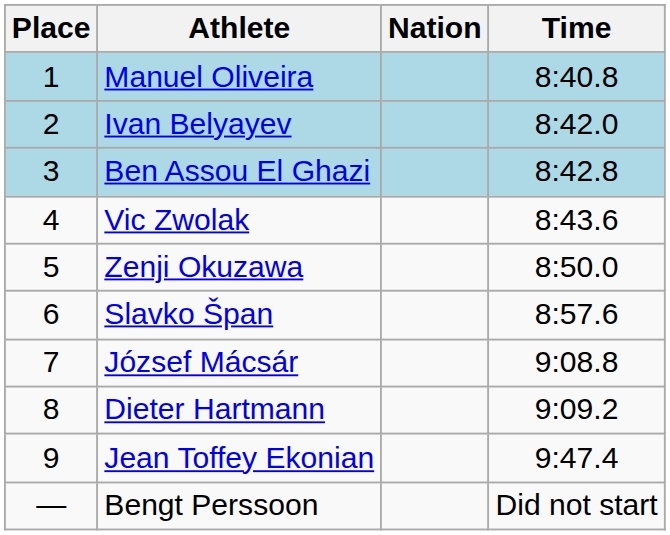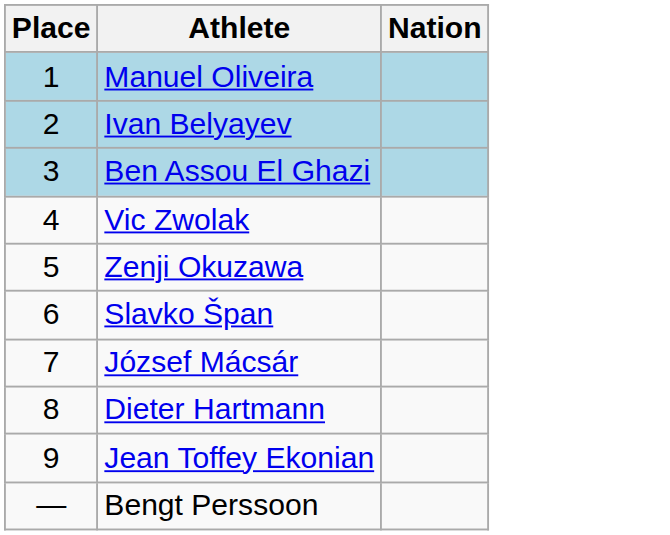- column: (577, 28)
